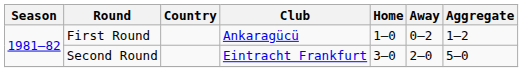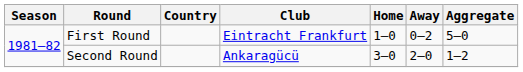(261, 35) Ankaragücü -> (295, 35) Eintracht Frankfurt
(457, 35) 1–2 -> (457, 35) 5–0
(295, 56) Eintracht Frankfurt -> (261, 56) Ankaragücü
(457, 56) 5–0 -> (457, 56) 1–2
